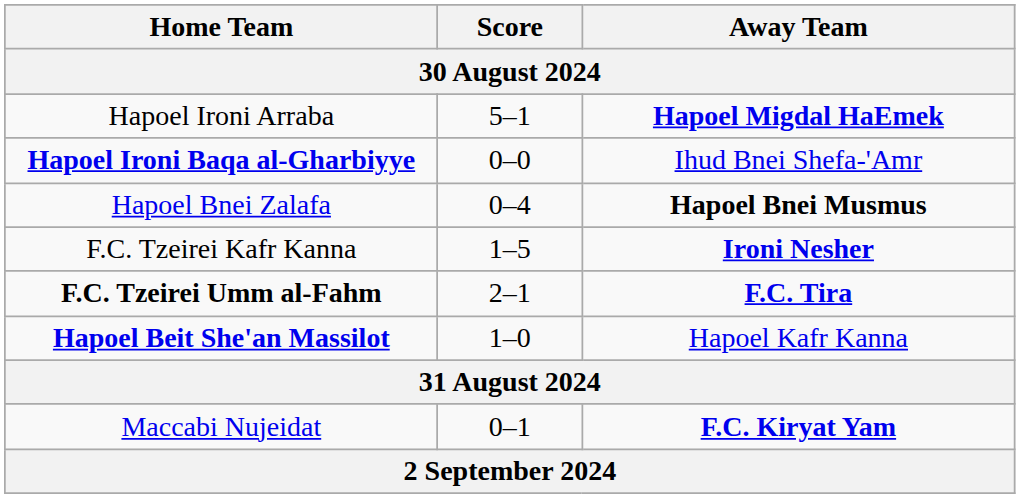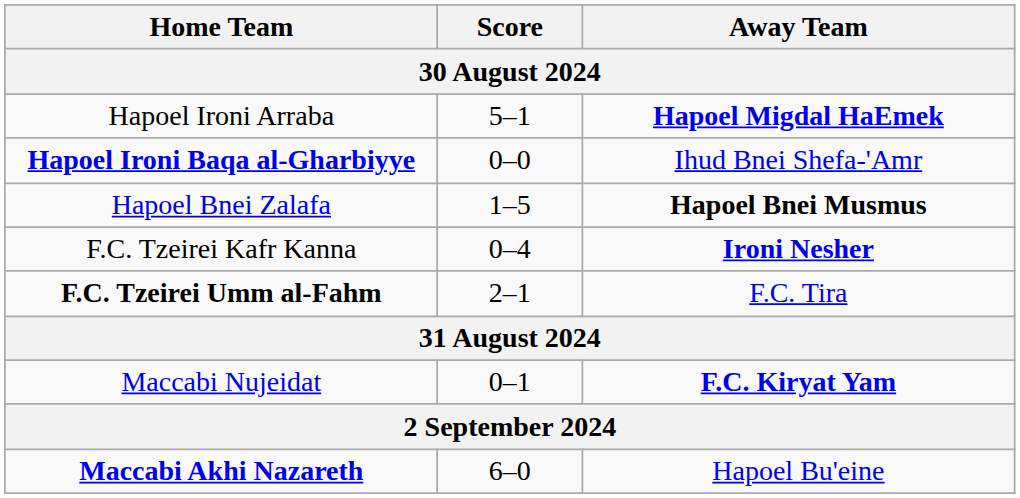(510, 204) 0–4 -> (510, 204) 1–5
(510, 248) 1–5 -> (510, 248) 0–4
(798, 293) bold -> (798, 293) normal
- row: (221, 337)
+ row: (221, 470)
